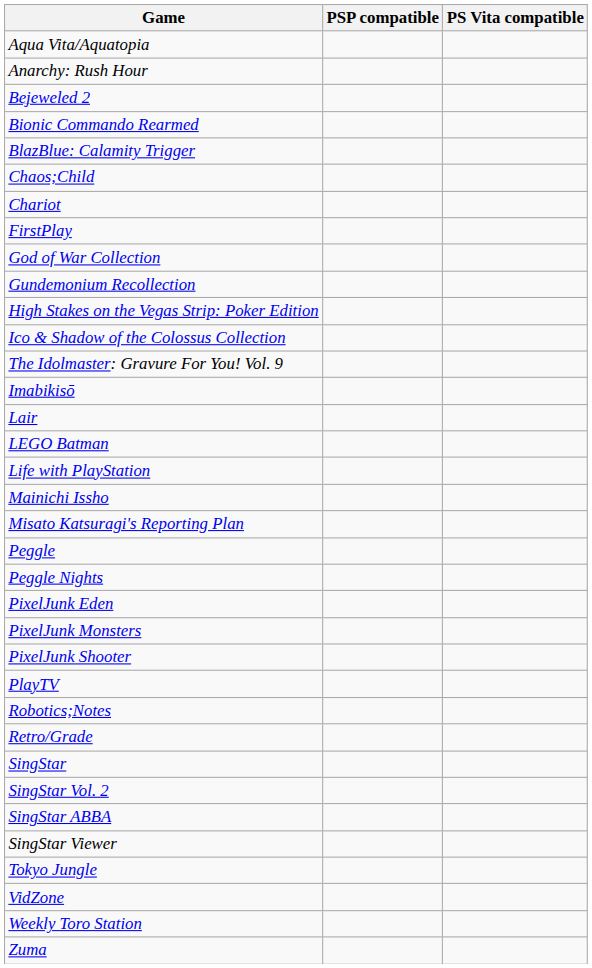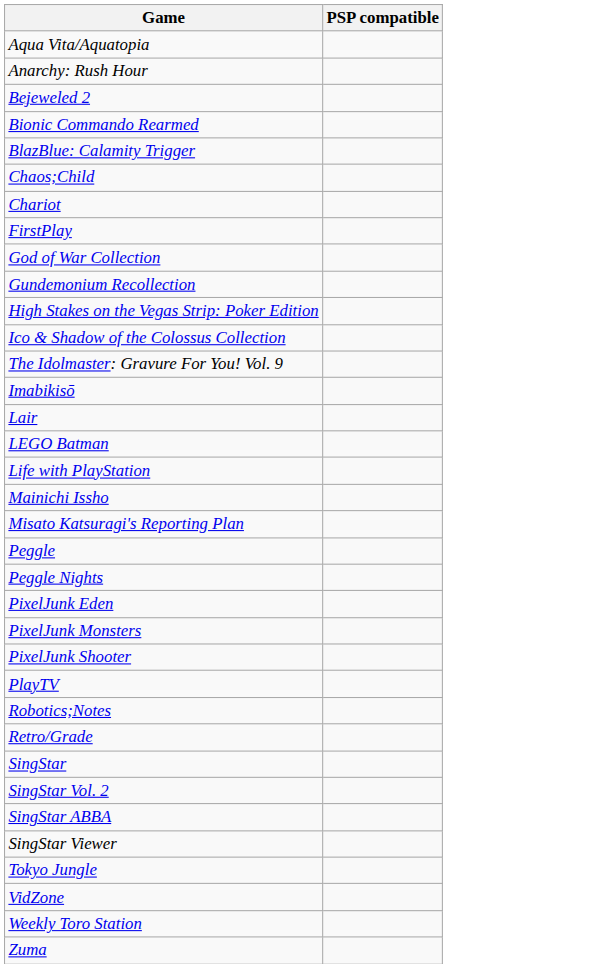- column: (515, 17)
